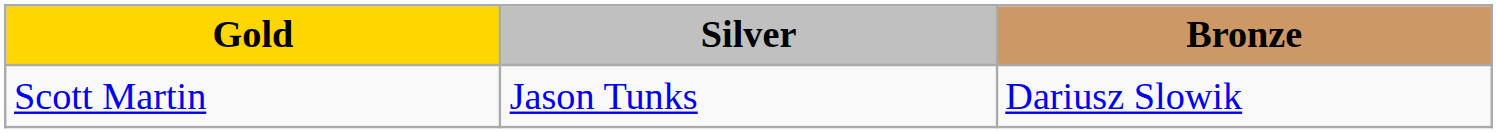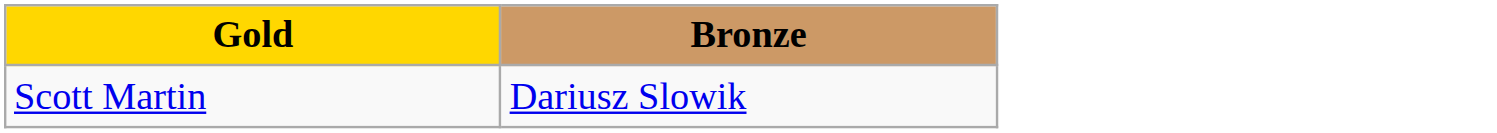- column: (749, 34)
